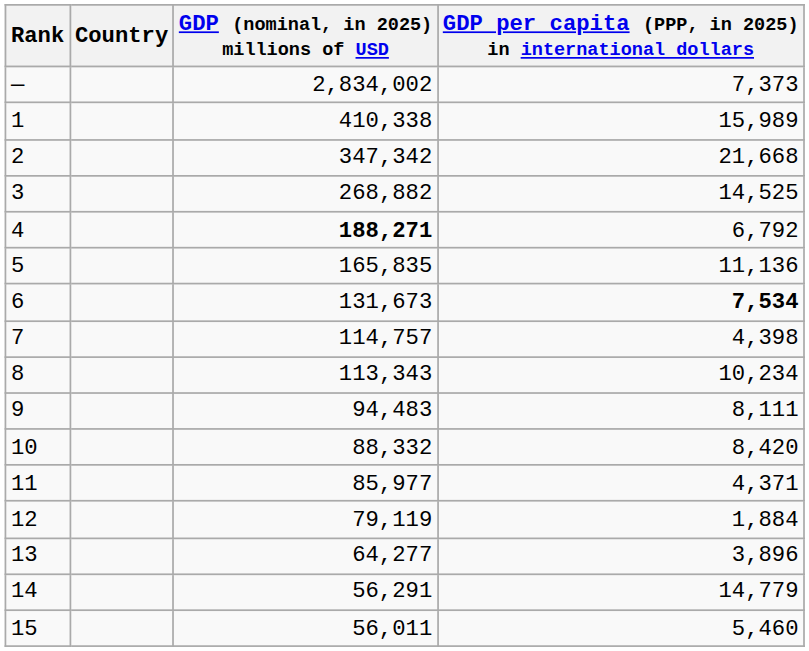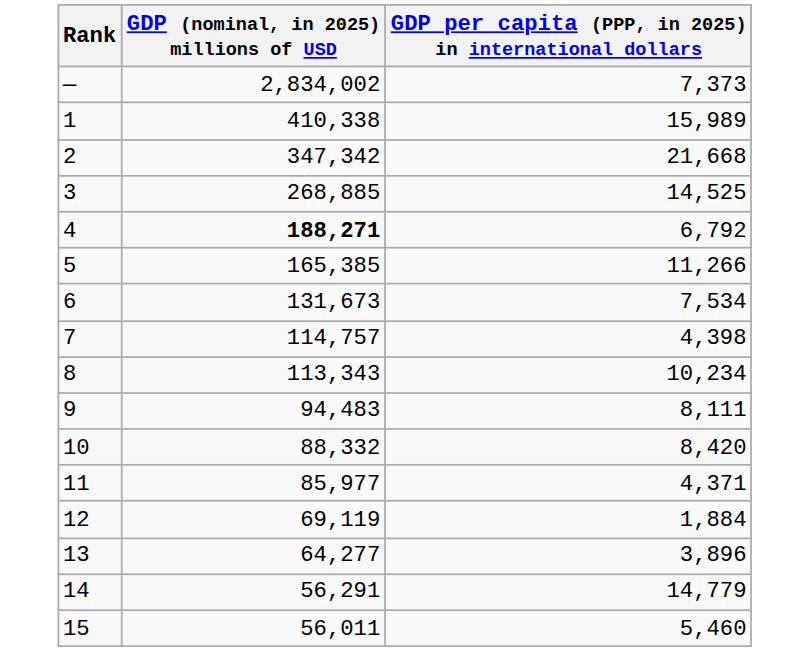- column: (122, 36)
(386, 194) 268,882 -> (334, 194) 268,885
(386, 266) 165,835 -> (334, 266) 165,385
(759, 266) 11,136 -> (707, 266) 11,266
(765, 302) bold -> (713, 302) normal
(392, 520) 79,119 -> (340, 520) 69,119
